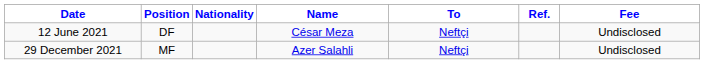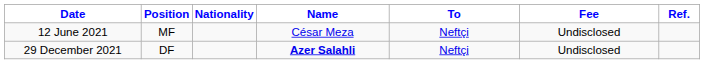columns swapped: (630, 14) <-> (539, 14)
(167, 32) DF -> (167, 32) MF
(167, 50) MF -> (167, 50) DF
(322, 50) normal -> (323, 50) bold
